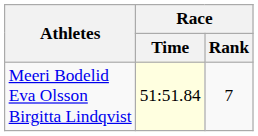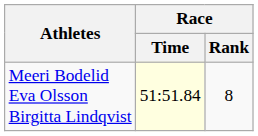(229, 96) 7 -> (229, 96) 8
